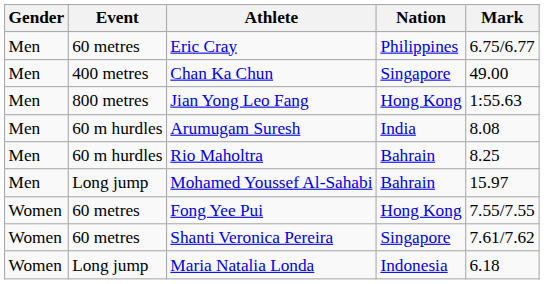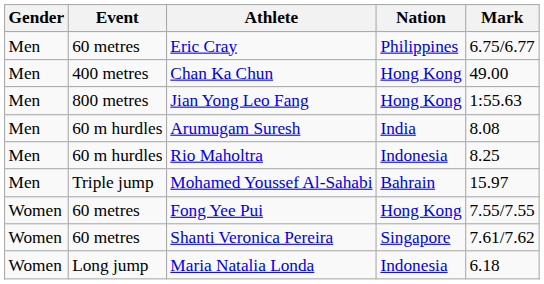(415, 73) Singapore -> (421, 73) Hong Kong
(408, 155) Bahrain -> (414, 155) Indonesia
(110, 182) Long jump -> (113, 182) Triple jump
